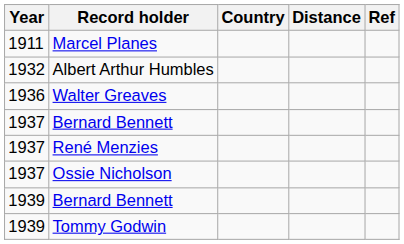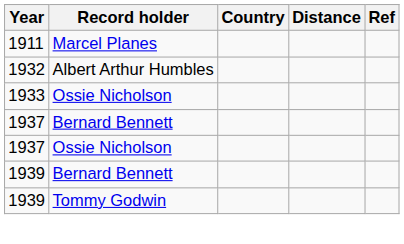+ row: (27, 95)
- row: (27, 95)
- row: (27, 148)
